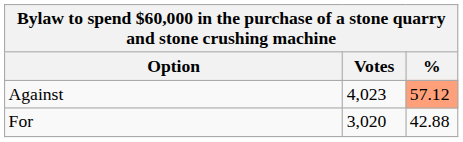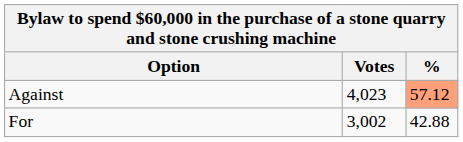(367, 121) 3,020 -> (367, 121) 3,002
